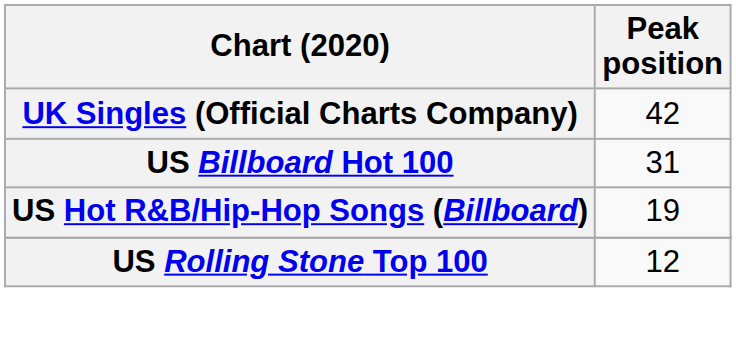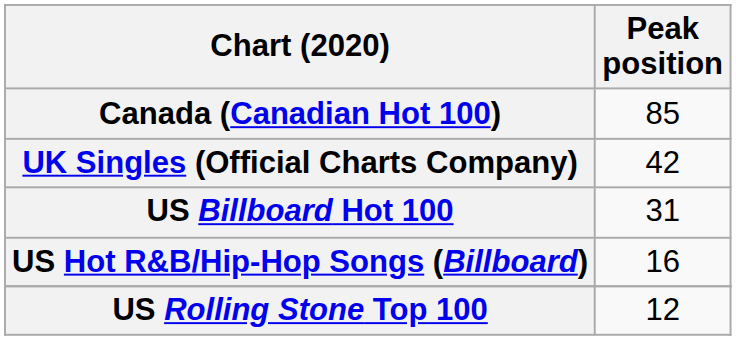+ row: (300, 113)
(663, 211) 19 -> (663, 260) 16
